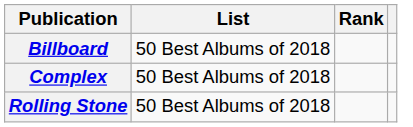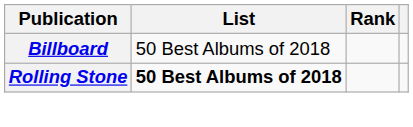- row: (68, 77)
(233, 106) normal -> (239, 77) bold
